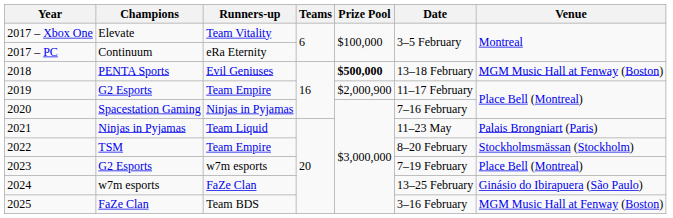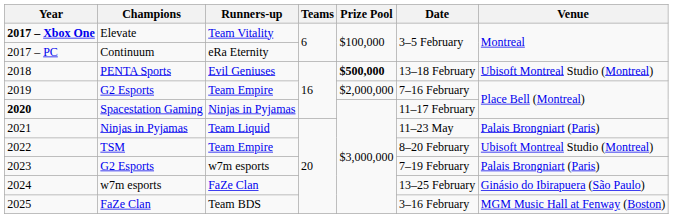(50, 33) normal -> (51, 33) bold
(571, 71) MGM Music Hall at Fenway (Boston) -> (567, 71) Ubisoft Montreal Studio (Montreal)
(364, 90) $2,000,900 -> (366, 90) $2,000,000
(435, 90) 11–17 February -> (434, 90) 7–16 February
(19, 109) normal -> (19, 109) bold
(432, 109) 7–16 February -> (437, 109) 11–17 February
(556, 147) Stockholmsmässan (Stockholm) -> (567, 147) Ubisoft Montreal Studio (Montreal)
(531, 166) Place Bell (Montreal) -> (540, 166) Palais Brongniart (Paris)
